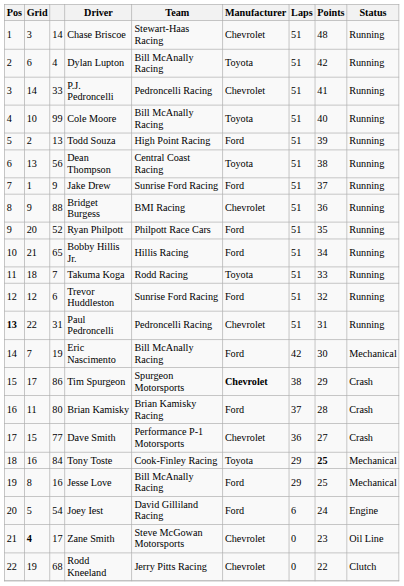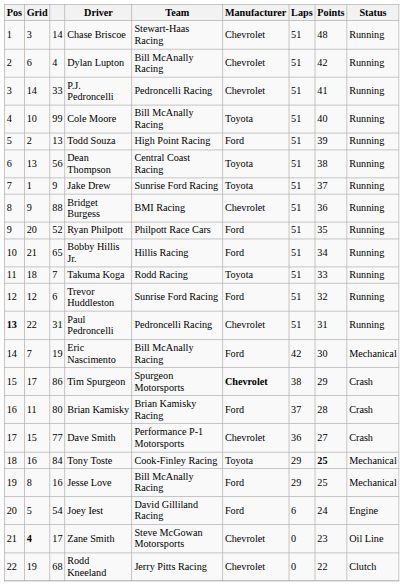(239, 62) Toyota -> (245, 62) Chevrolet
(235, 185) Ford -> (239, 185) Toyota
